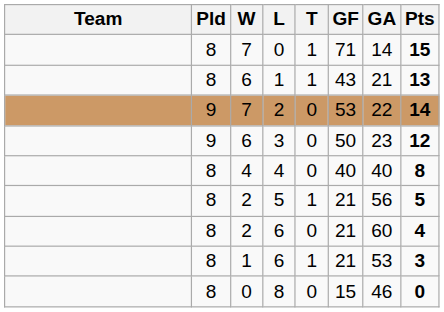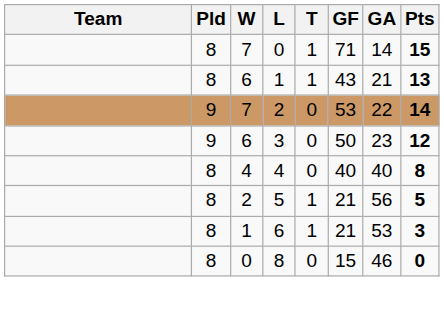- row: (247, 230)
